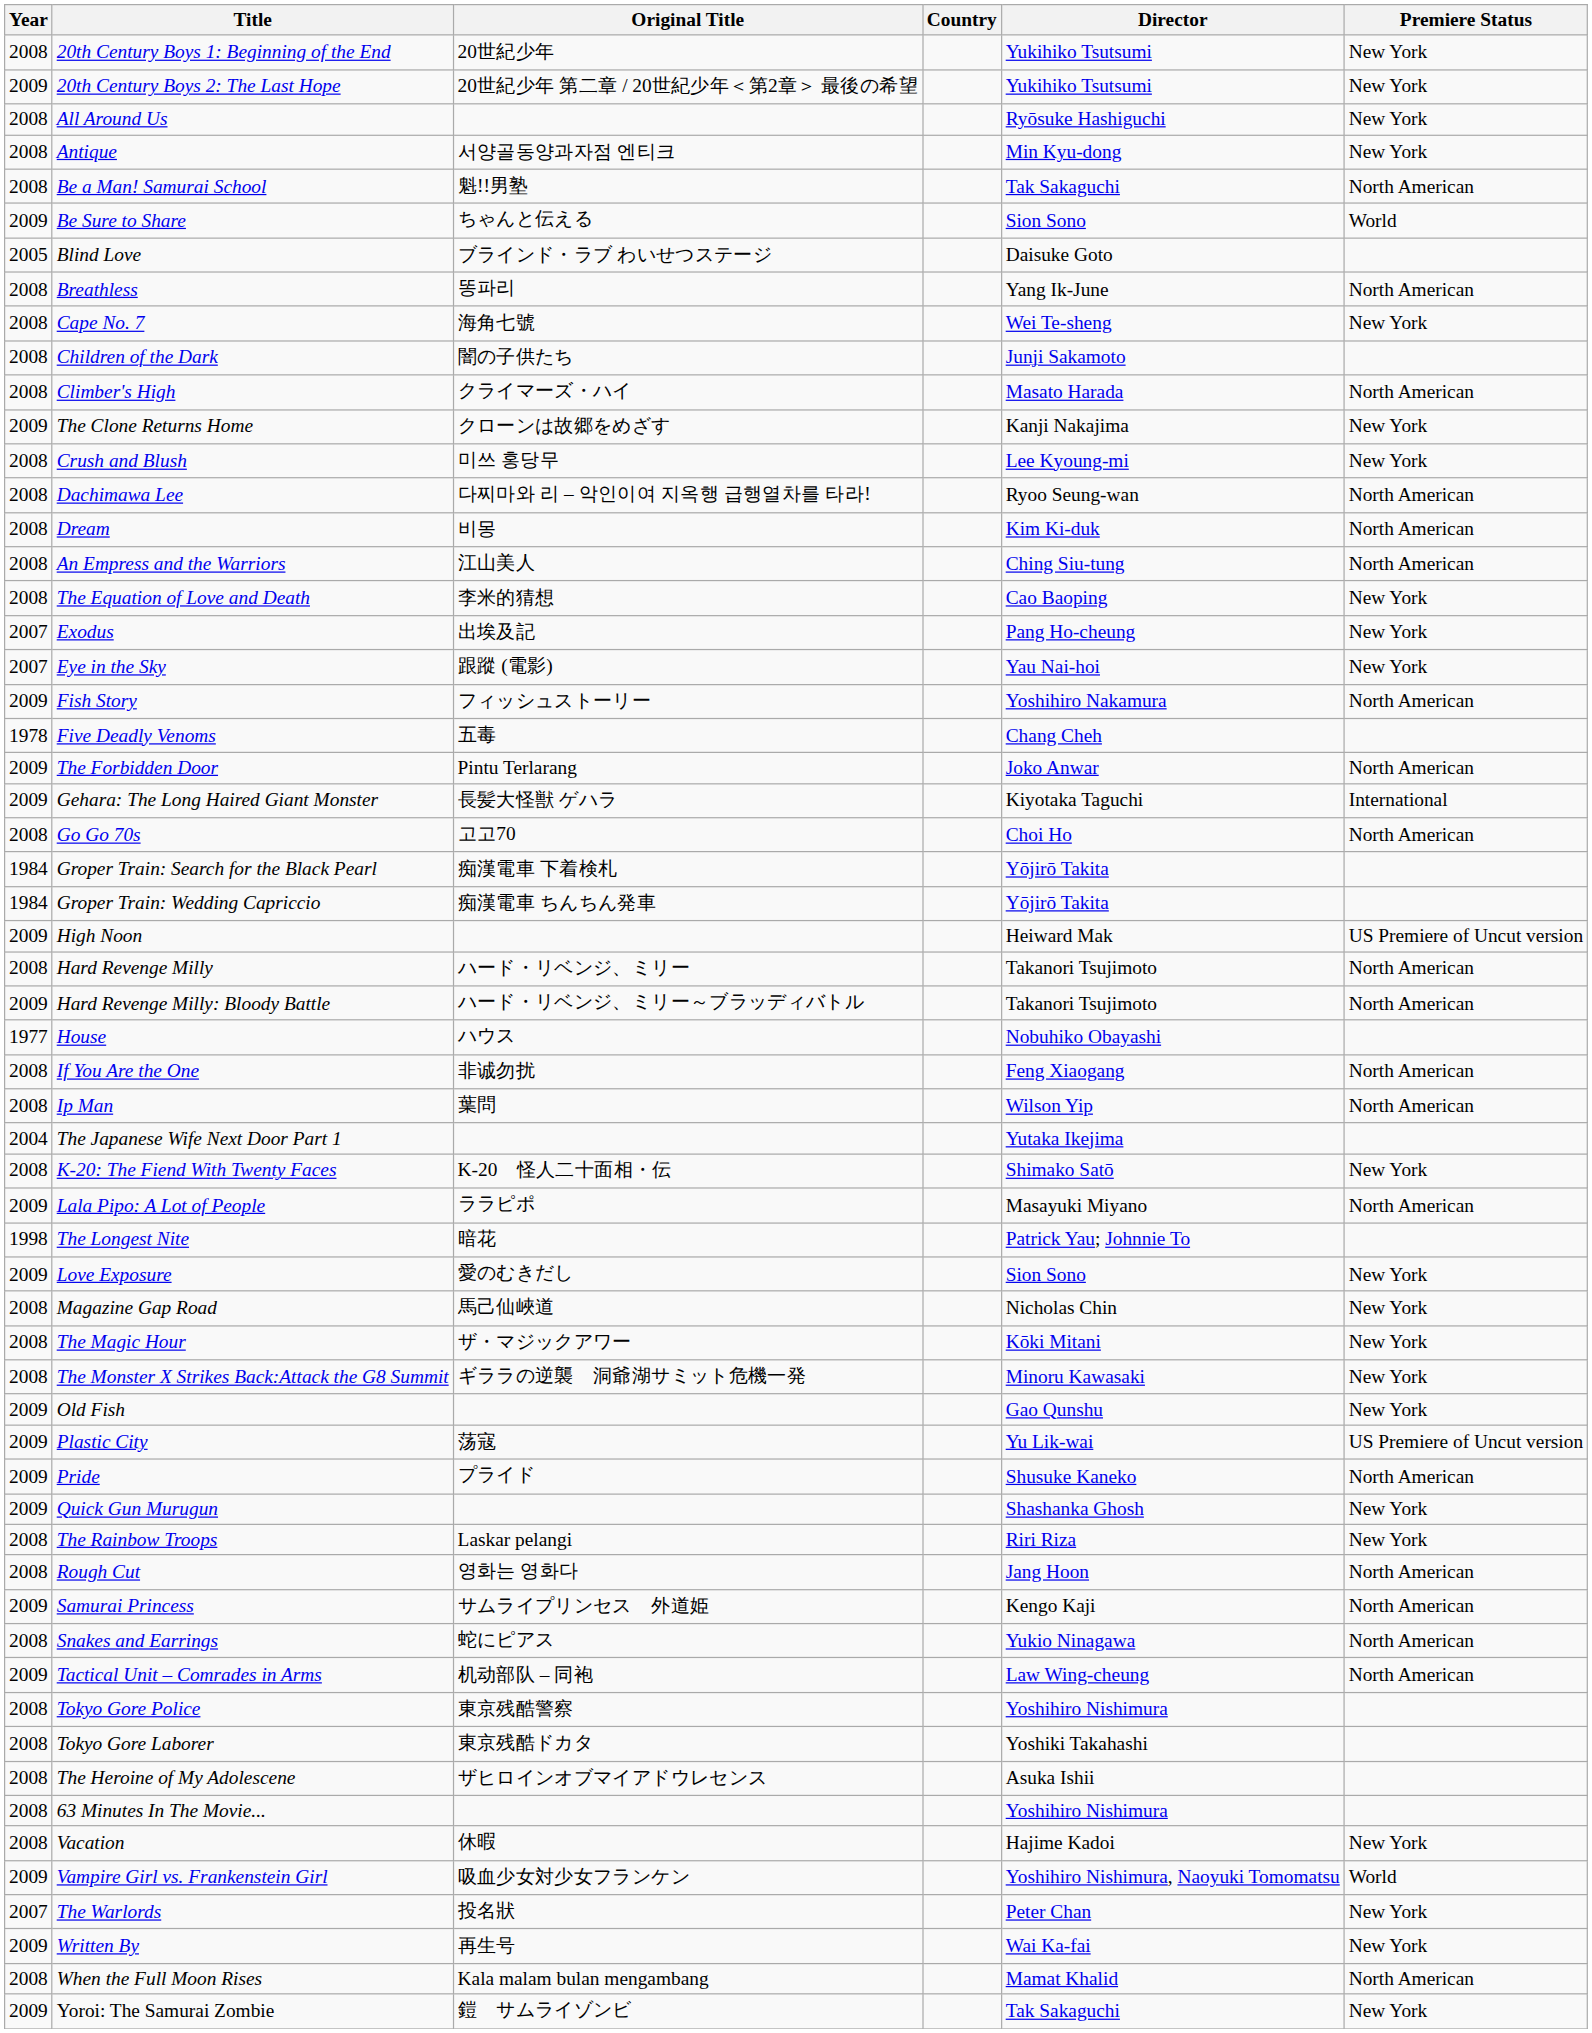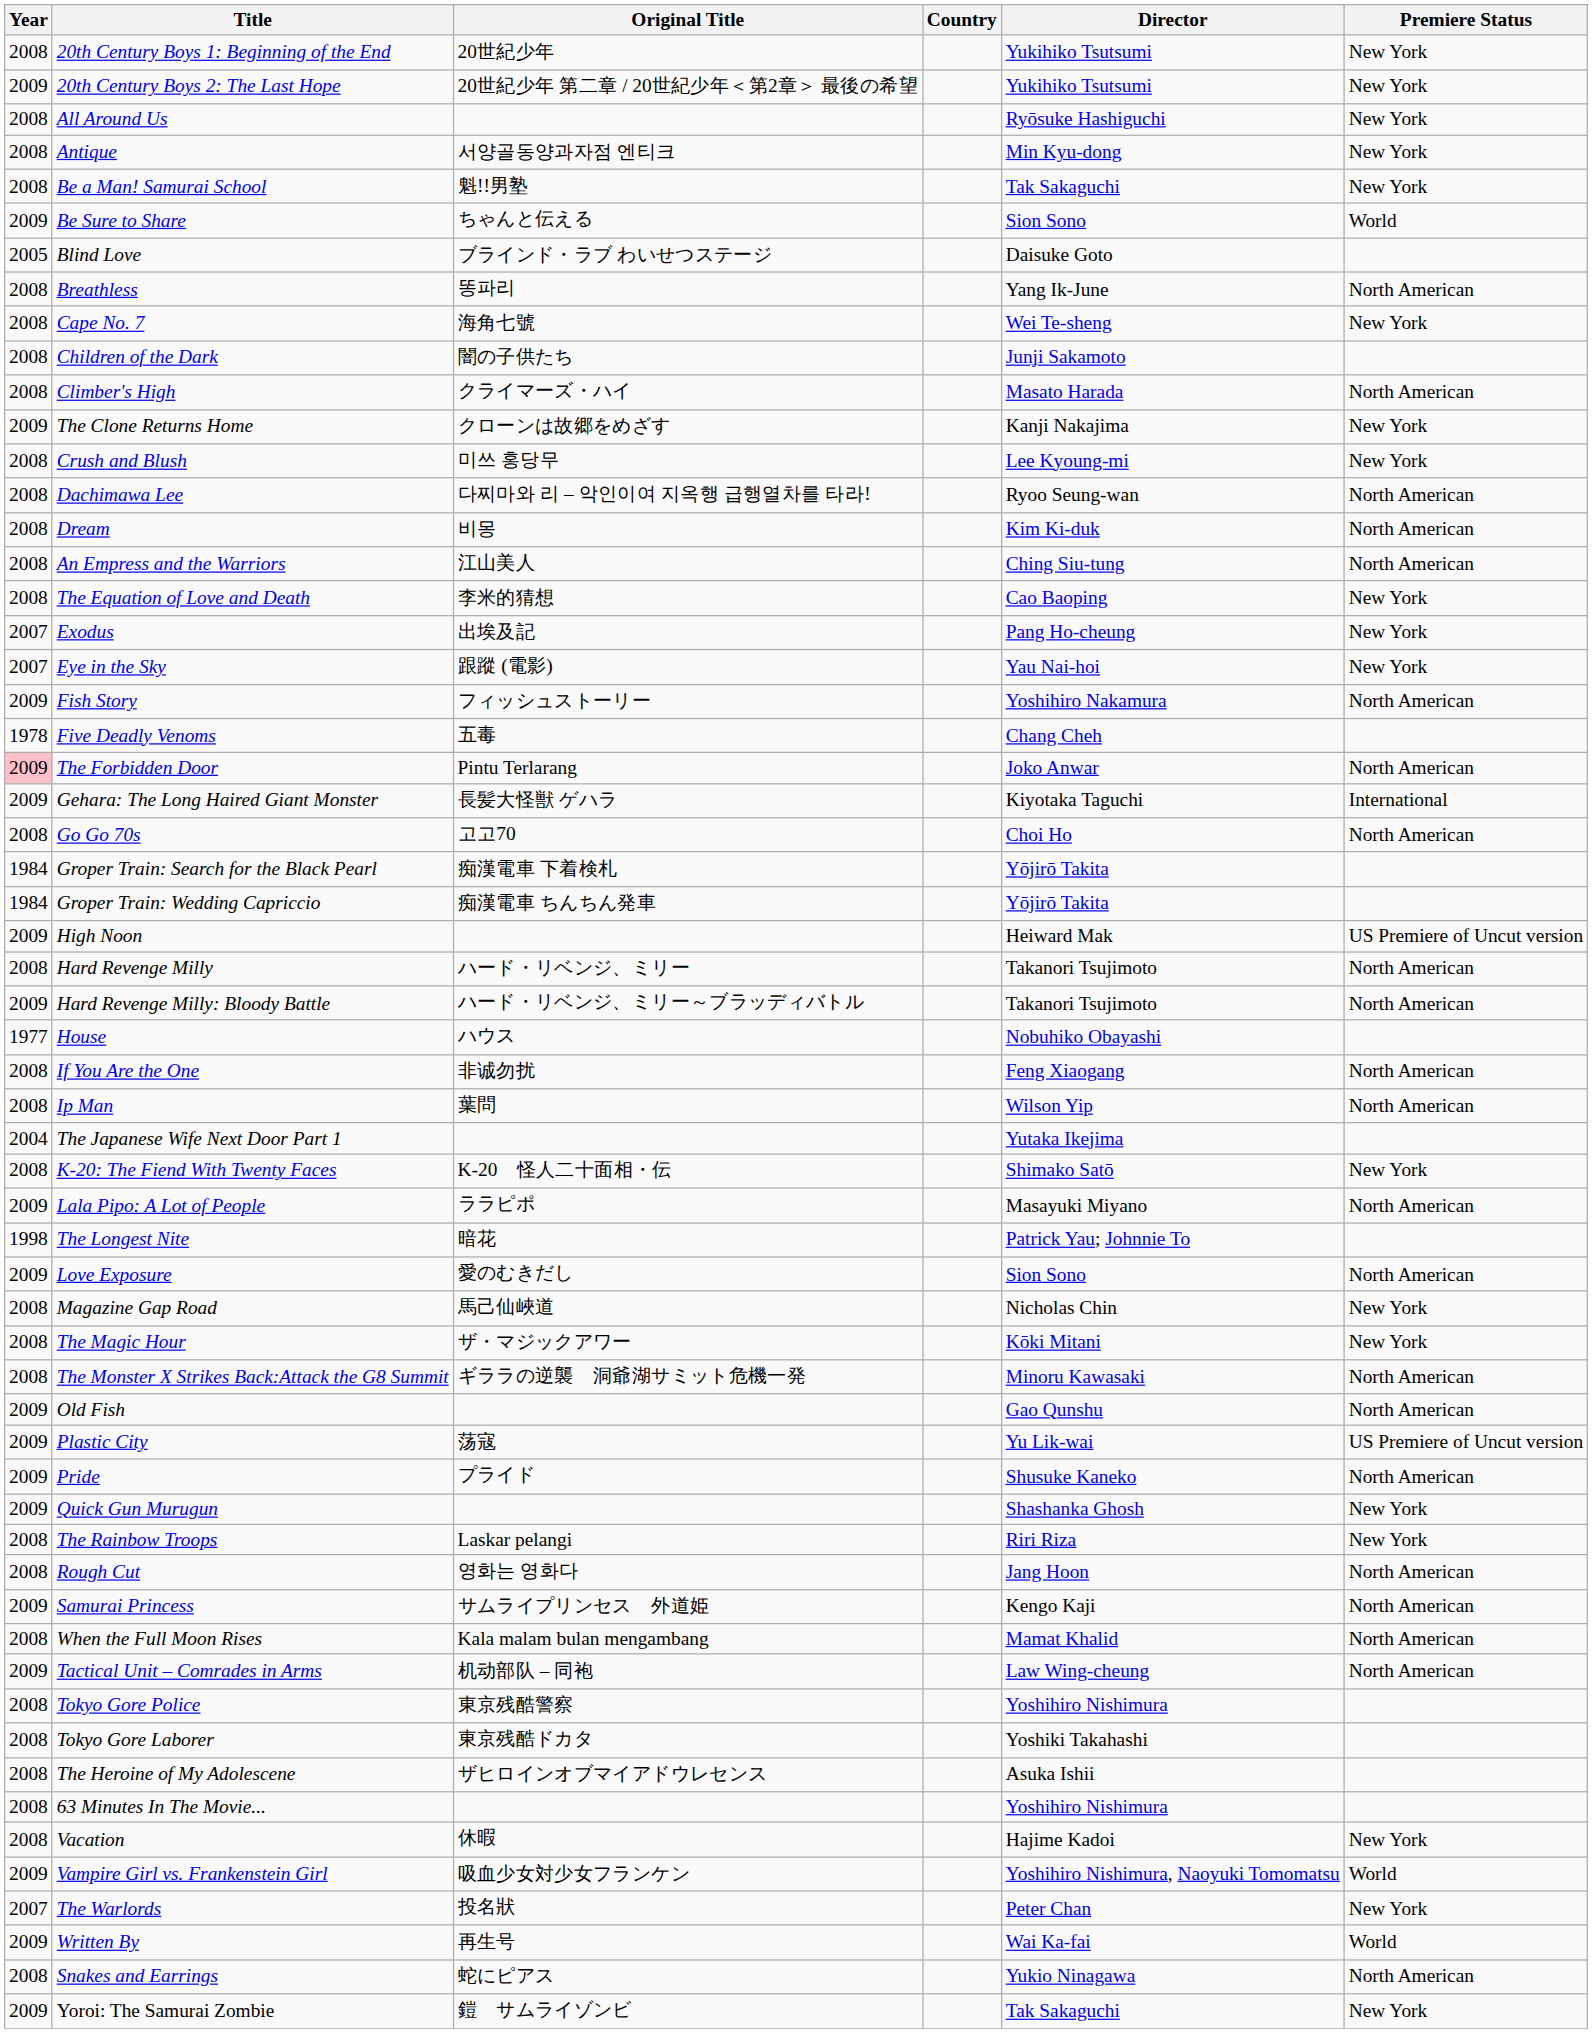(1411, 186) North American -> (1388, 186) New York
(28, 767) no background -> (28, 767) pink background
(1388, 1273) New York -> (1411, 1273) North American
(1388, 1376) New York -> (1411, 1376) North American
(1388, 1409) New York -> (1411, 1409) North American
rows swapped: (137, 1640) <-> (159, 1978)
(1388, 1946) New York -> (1373, 1942) World
